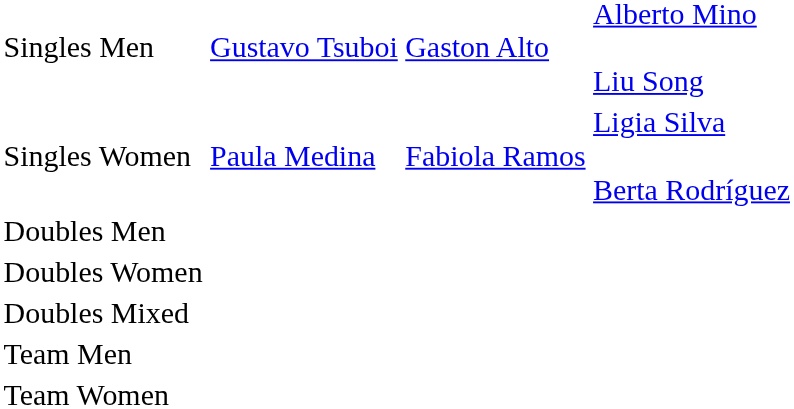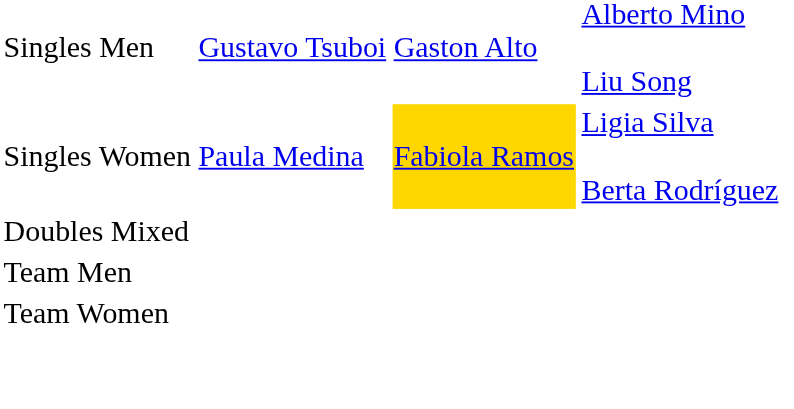(495, 156) no background -> (484, 156) gold background
- row: (85, 230)
- row: (103, 272)
